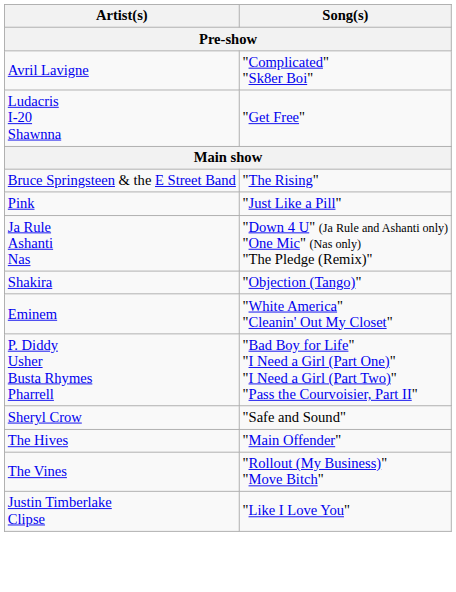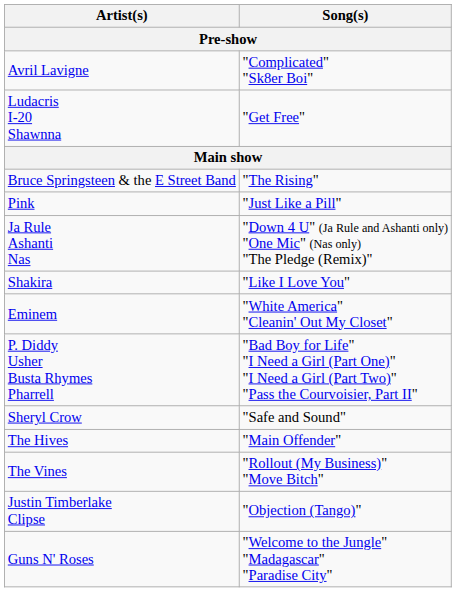(302, 282) "Objection (Tango)" -> (296, 282) "Like I Love You"
(296, 511) "Like I Love You" -> (302, 511) "Objection (Tango)"
+ row: (51, 558)
